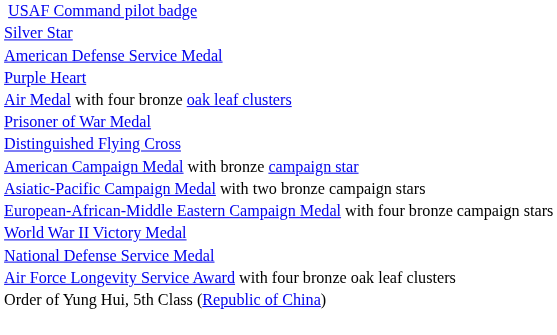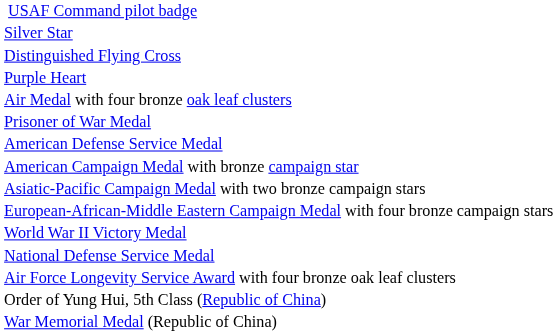rows swapped: (93, 144) <-> (113, 55)
+ row: (141, 322)
